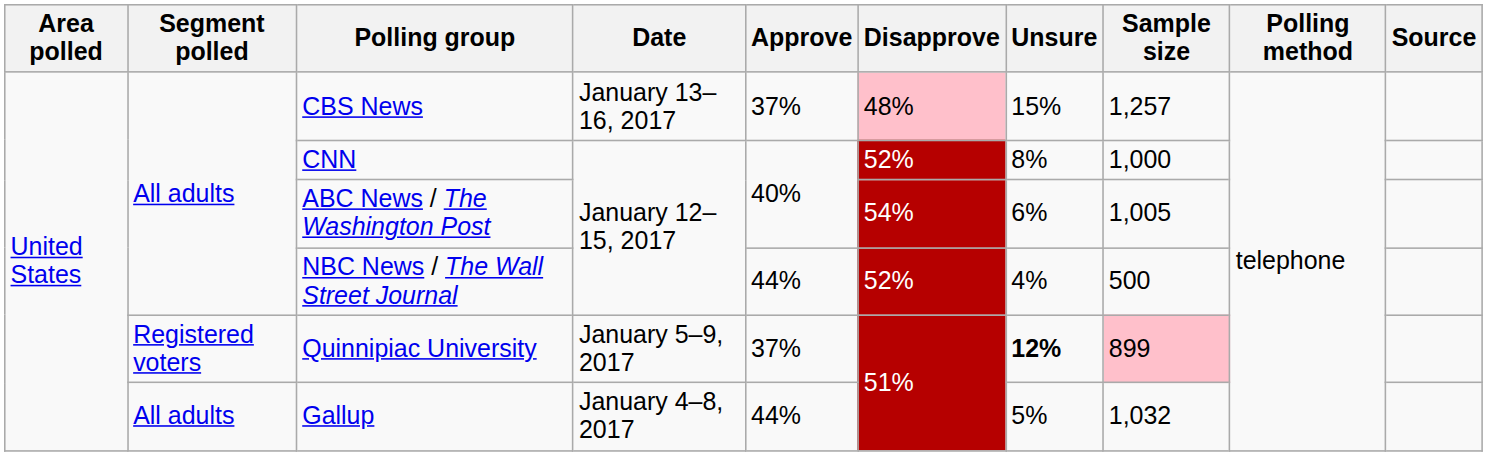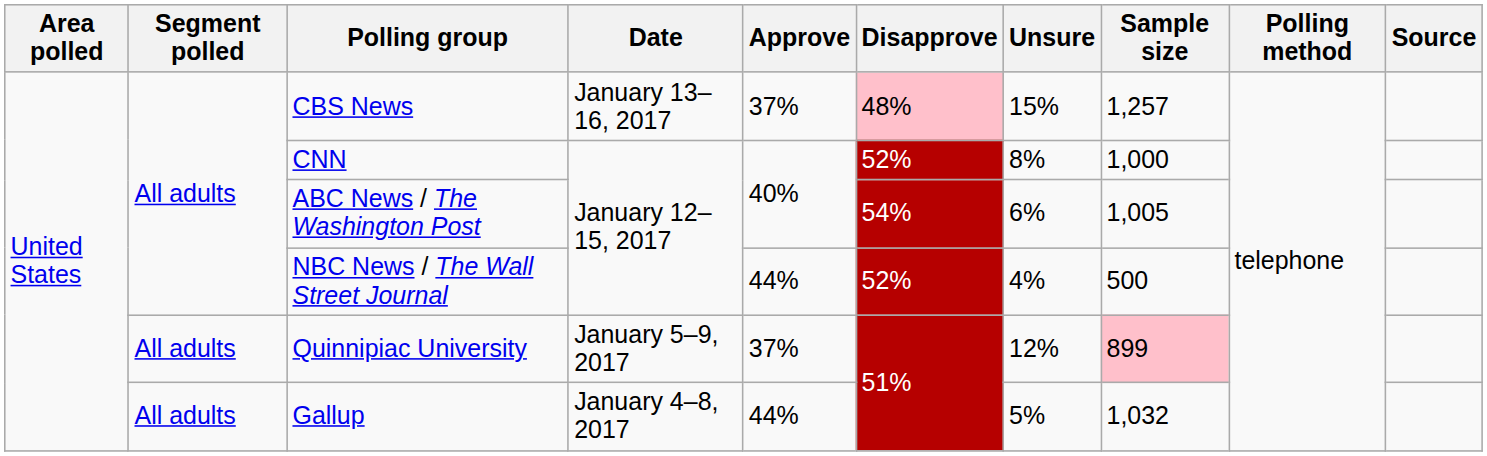(193, 348) Registered voters -> (185, 348) All adults
(1036, 348) bold -> (1034, 348) normal
